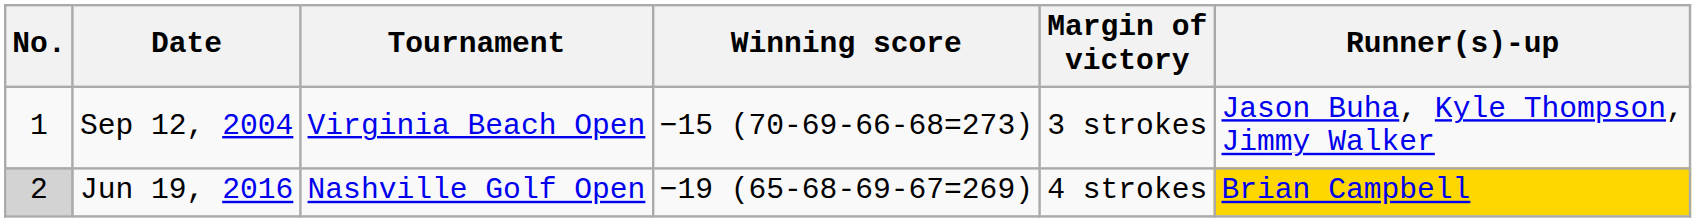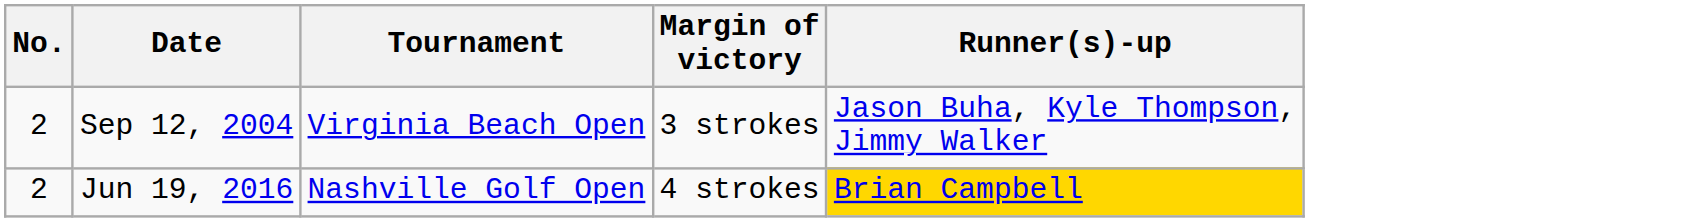- column: (846, 46)
(39, 128) 1 -> (39, 128) 2
(39, 192) lightgrey background -> (39, 192) no background
